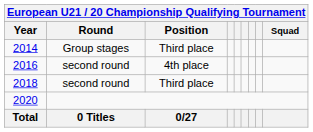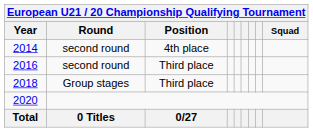(96, 48) Group stages -> (96, 48) second round
(186, 48) Third place -> (186, 48) 4th place
(186, 65) 4th place -> (186, 65) Third place
(96, 83) second round -> (96, 83) Group stages
